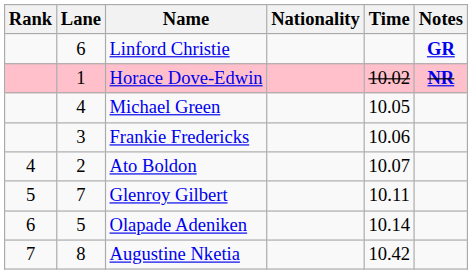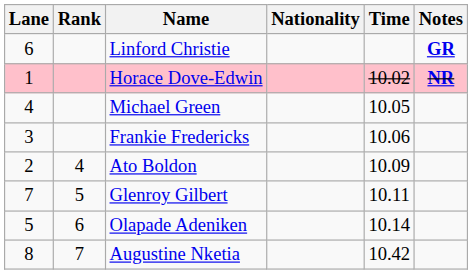columns swapped: (31, 19) <-> (81, 19)
(389, 166) 10.07 -> (389, 166) 10.09
